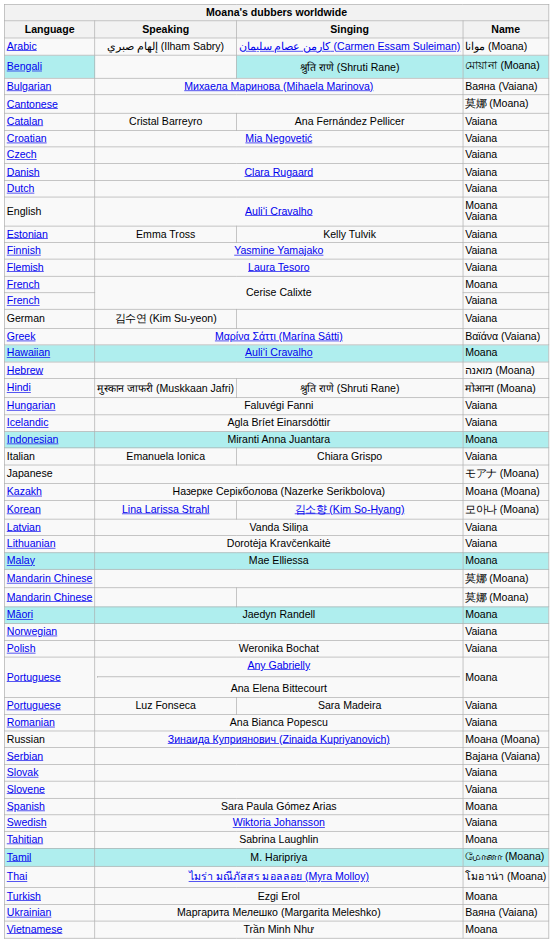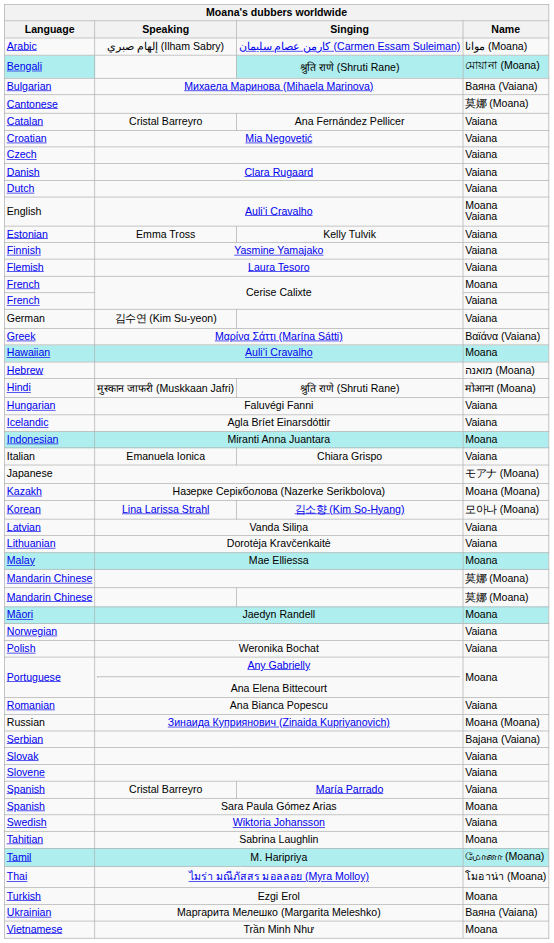- row: (34, 706)
+ row: (26, 789)
